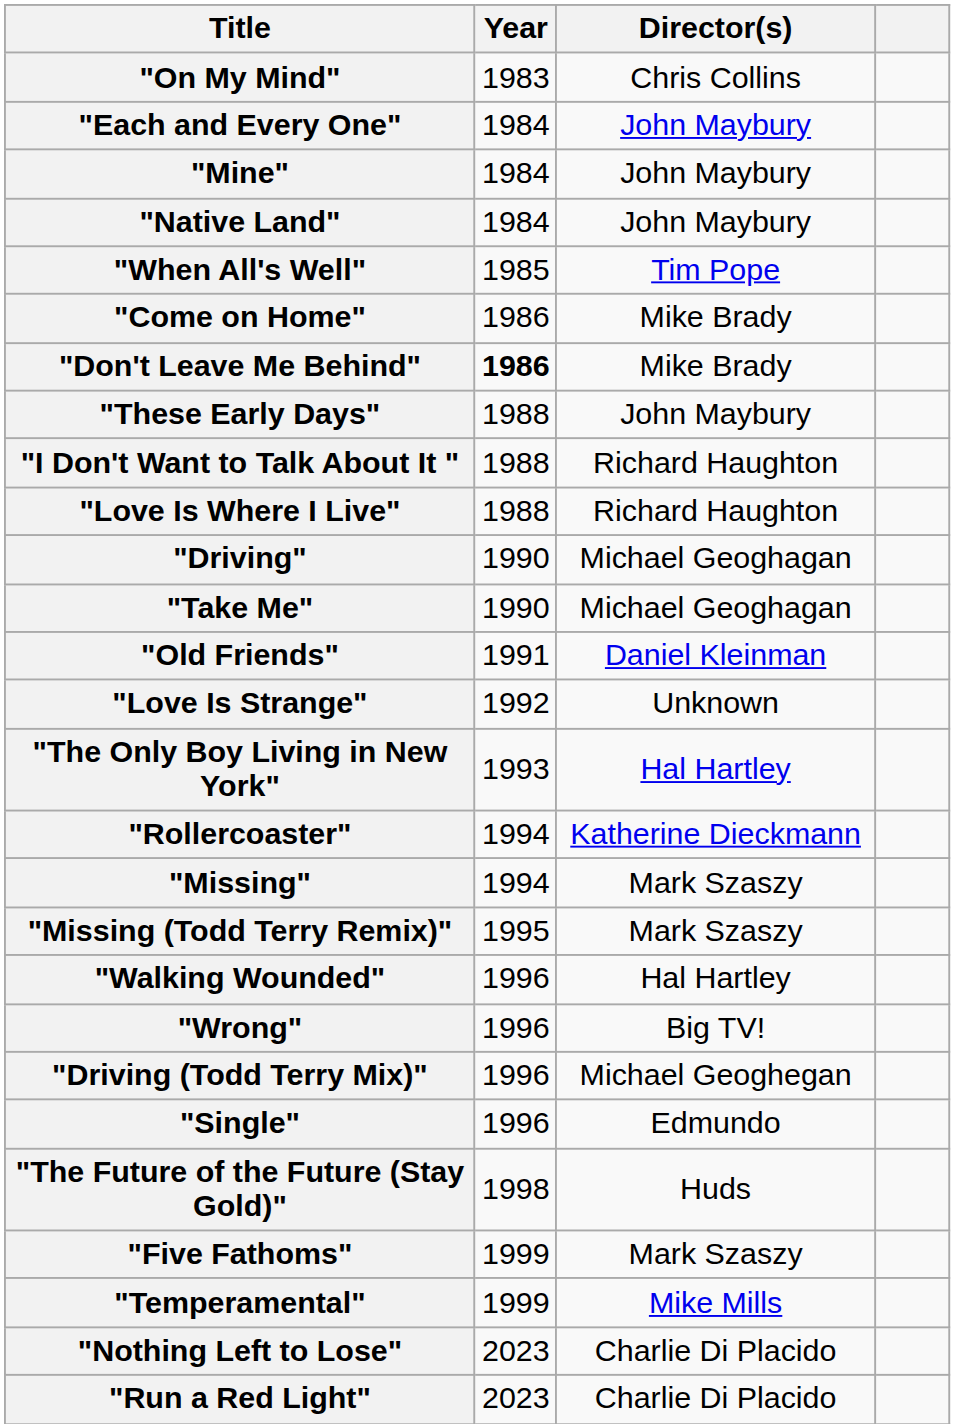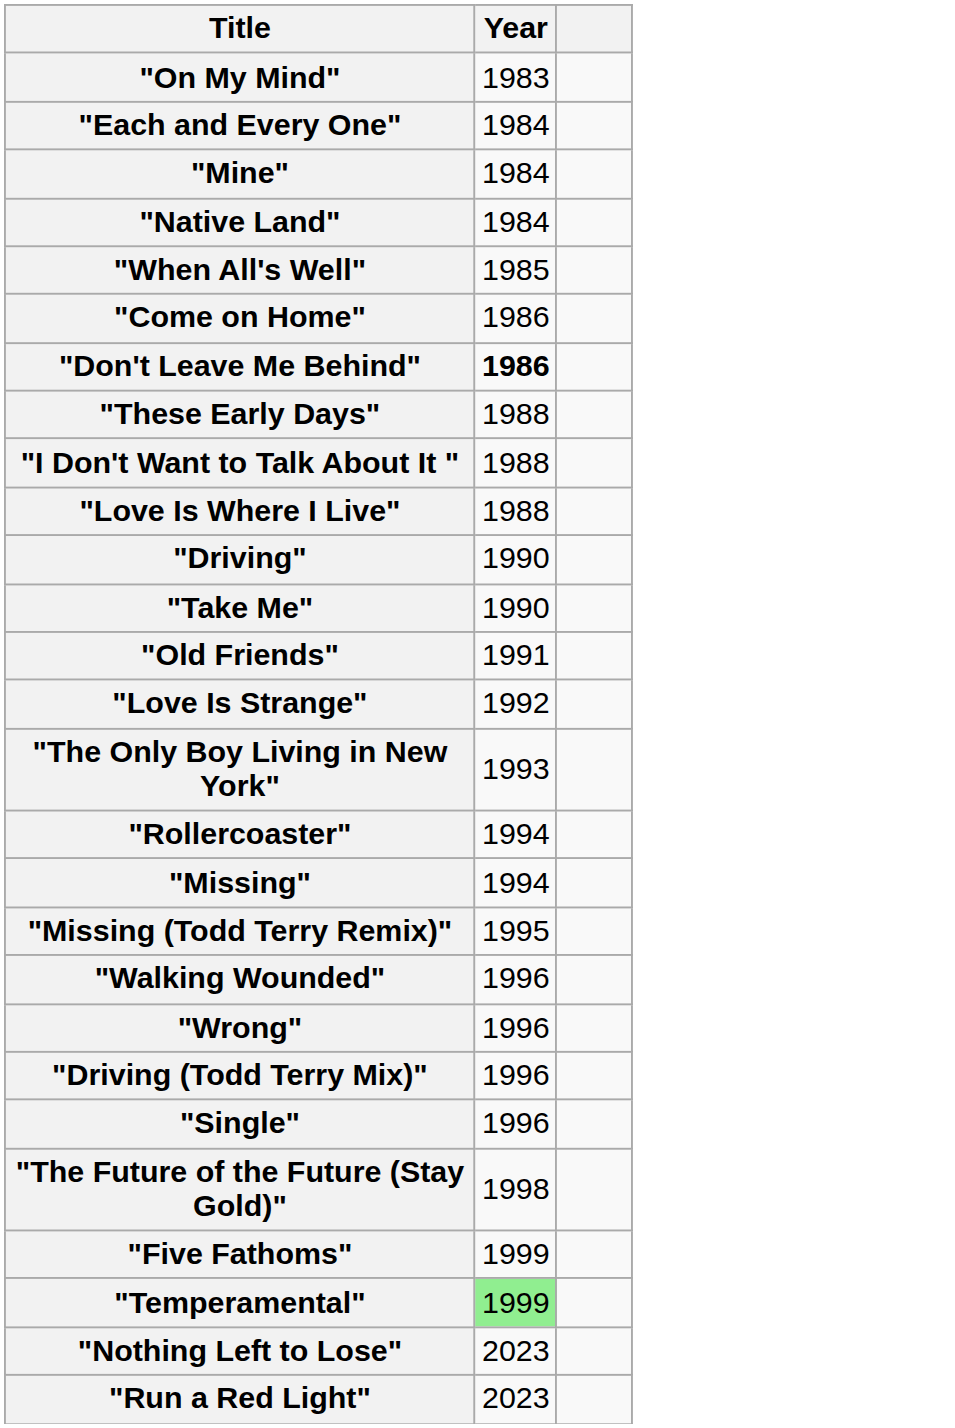- column: (716, 28)
(516, 1302) no background -> (516, 1302) lightgreen background
